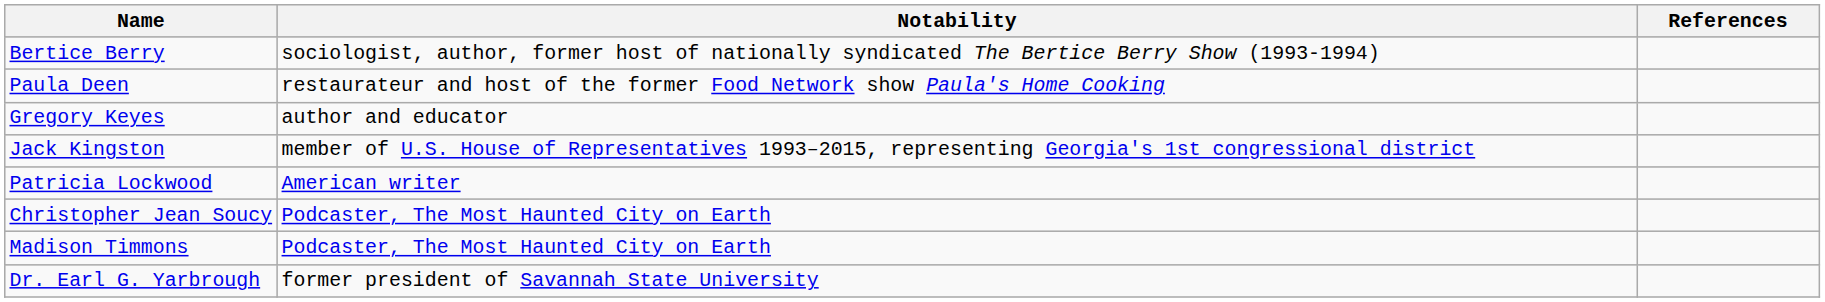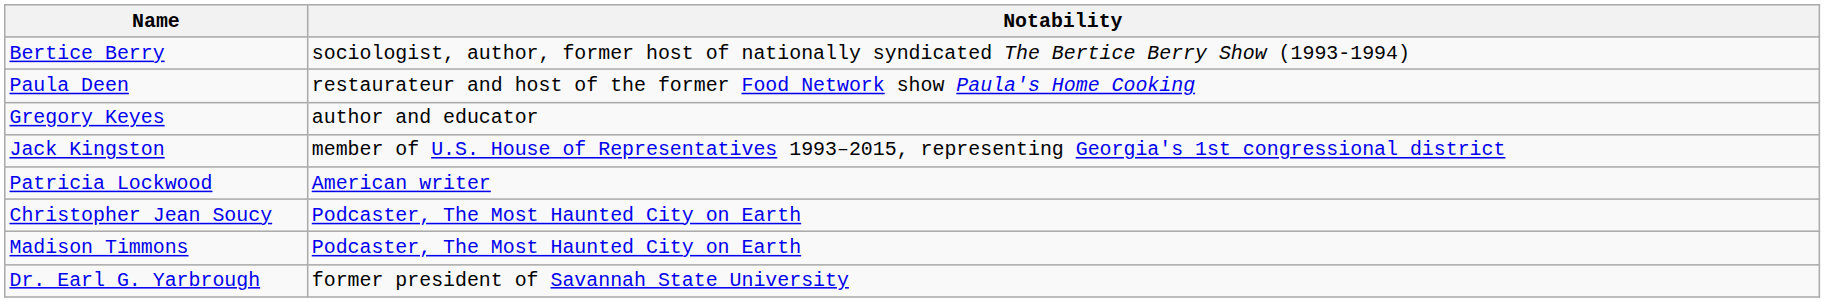- column: (1728, 21)
